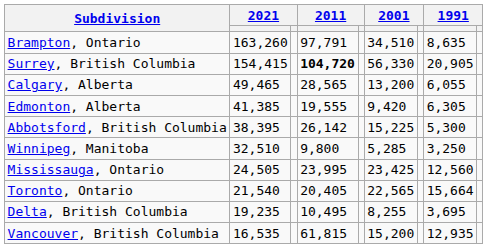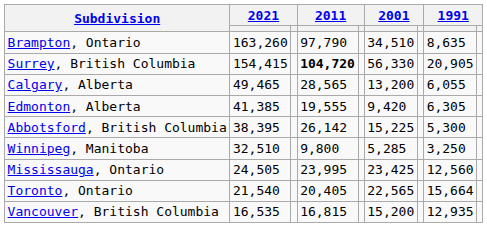(324, 42) 97,791 -> (324, 42) 97,790
- row: (98, 212)
(324, 233) 61,815 -> (324, 212) 16,815
